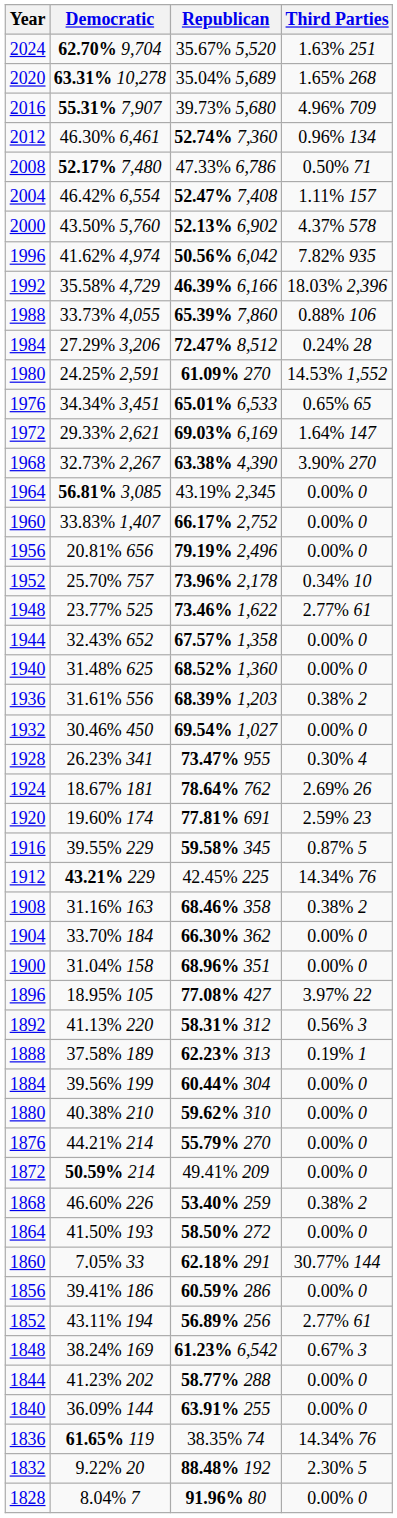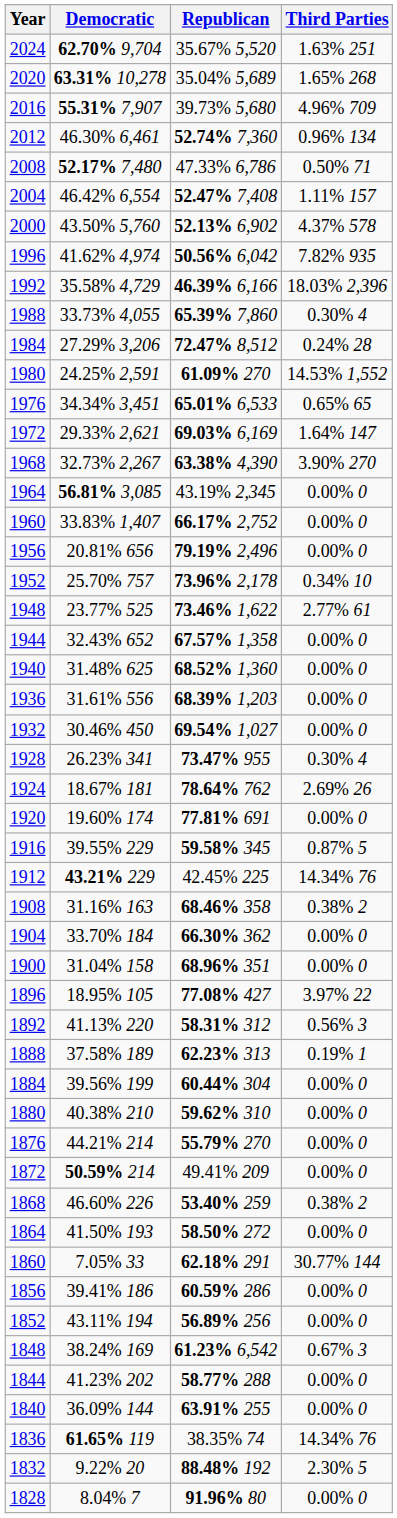(337, 315) 0.88% 106 -> (337, 315) 0.30% 4
(337, 699) 0.38% 2 -> (337, 699) 0.00% 0
(337, 817) 2.59% 23 -> (337, 817) 0.00% 0
(337, 1320) 2.77% 61 -> (337, 1320) 0.00% 0
